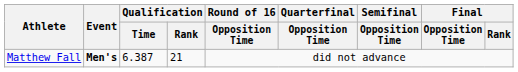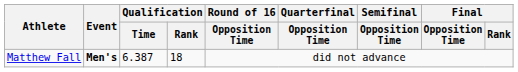(176, 58) 21 -> (176, 58) 18
